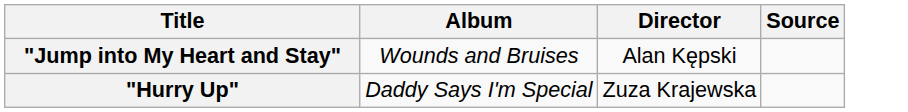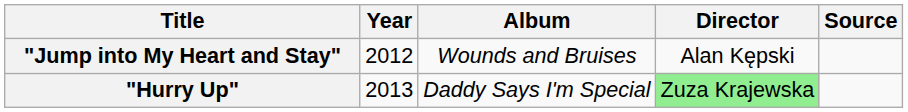+ column: (389, 21)
(679, 90) no background -> (737, 90) lightgreen background
